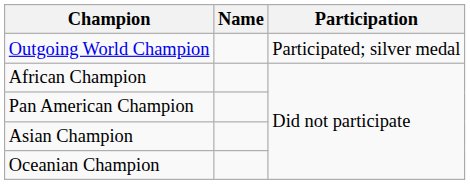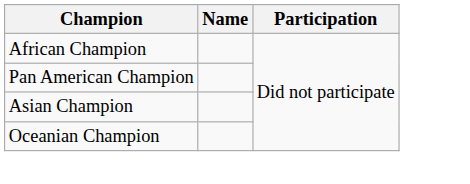- row: (109, 48)
